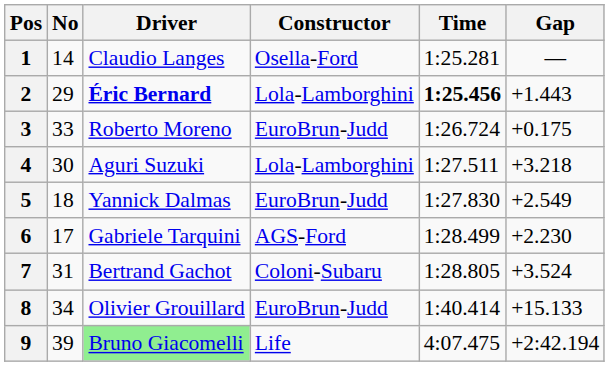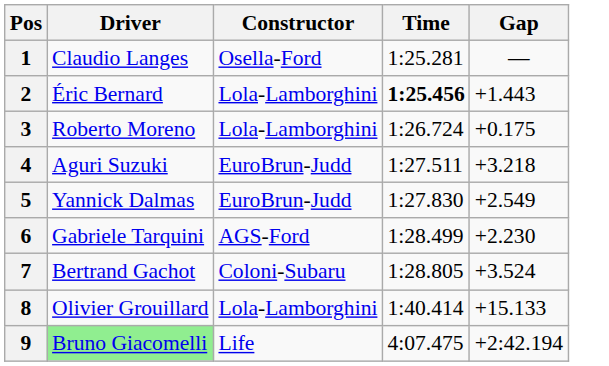- column: (65, 22)
(150, 93) bold -> (107, 93) normal
(321, 129) EuroBrun-Judd -> (298, 129) Lola-Lamborghini
(334, 164) Lola-Lamborghini -> (285, 164) EuroBrun-Judd
(321, 307) EuroBrun-Judd -> (298, 307) Lola-Lamborghini
